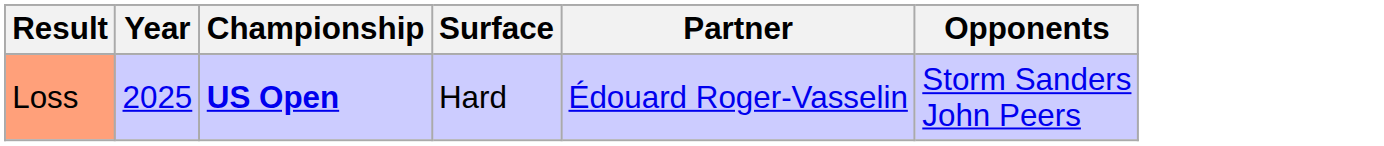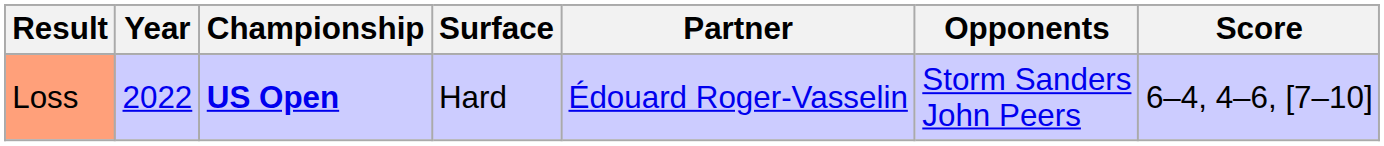+ column: (1259, 29)
(157, 96) 2025 -> (157, 96) 2022
